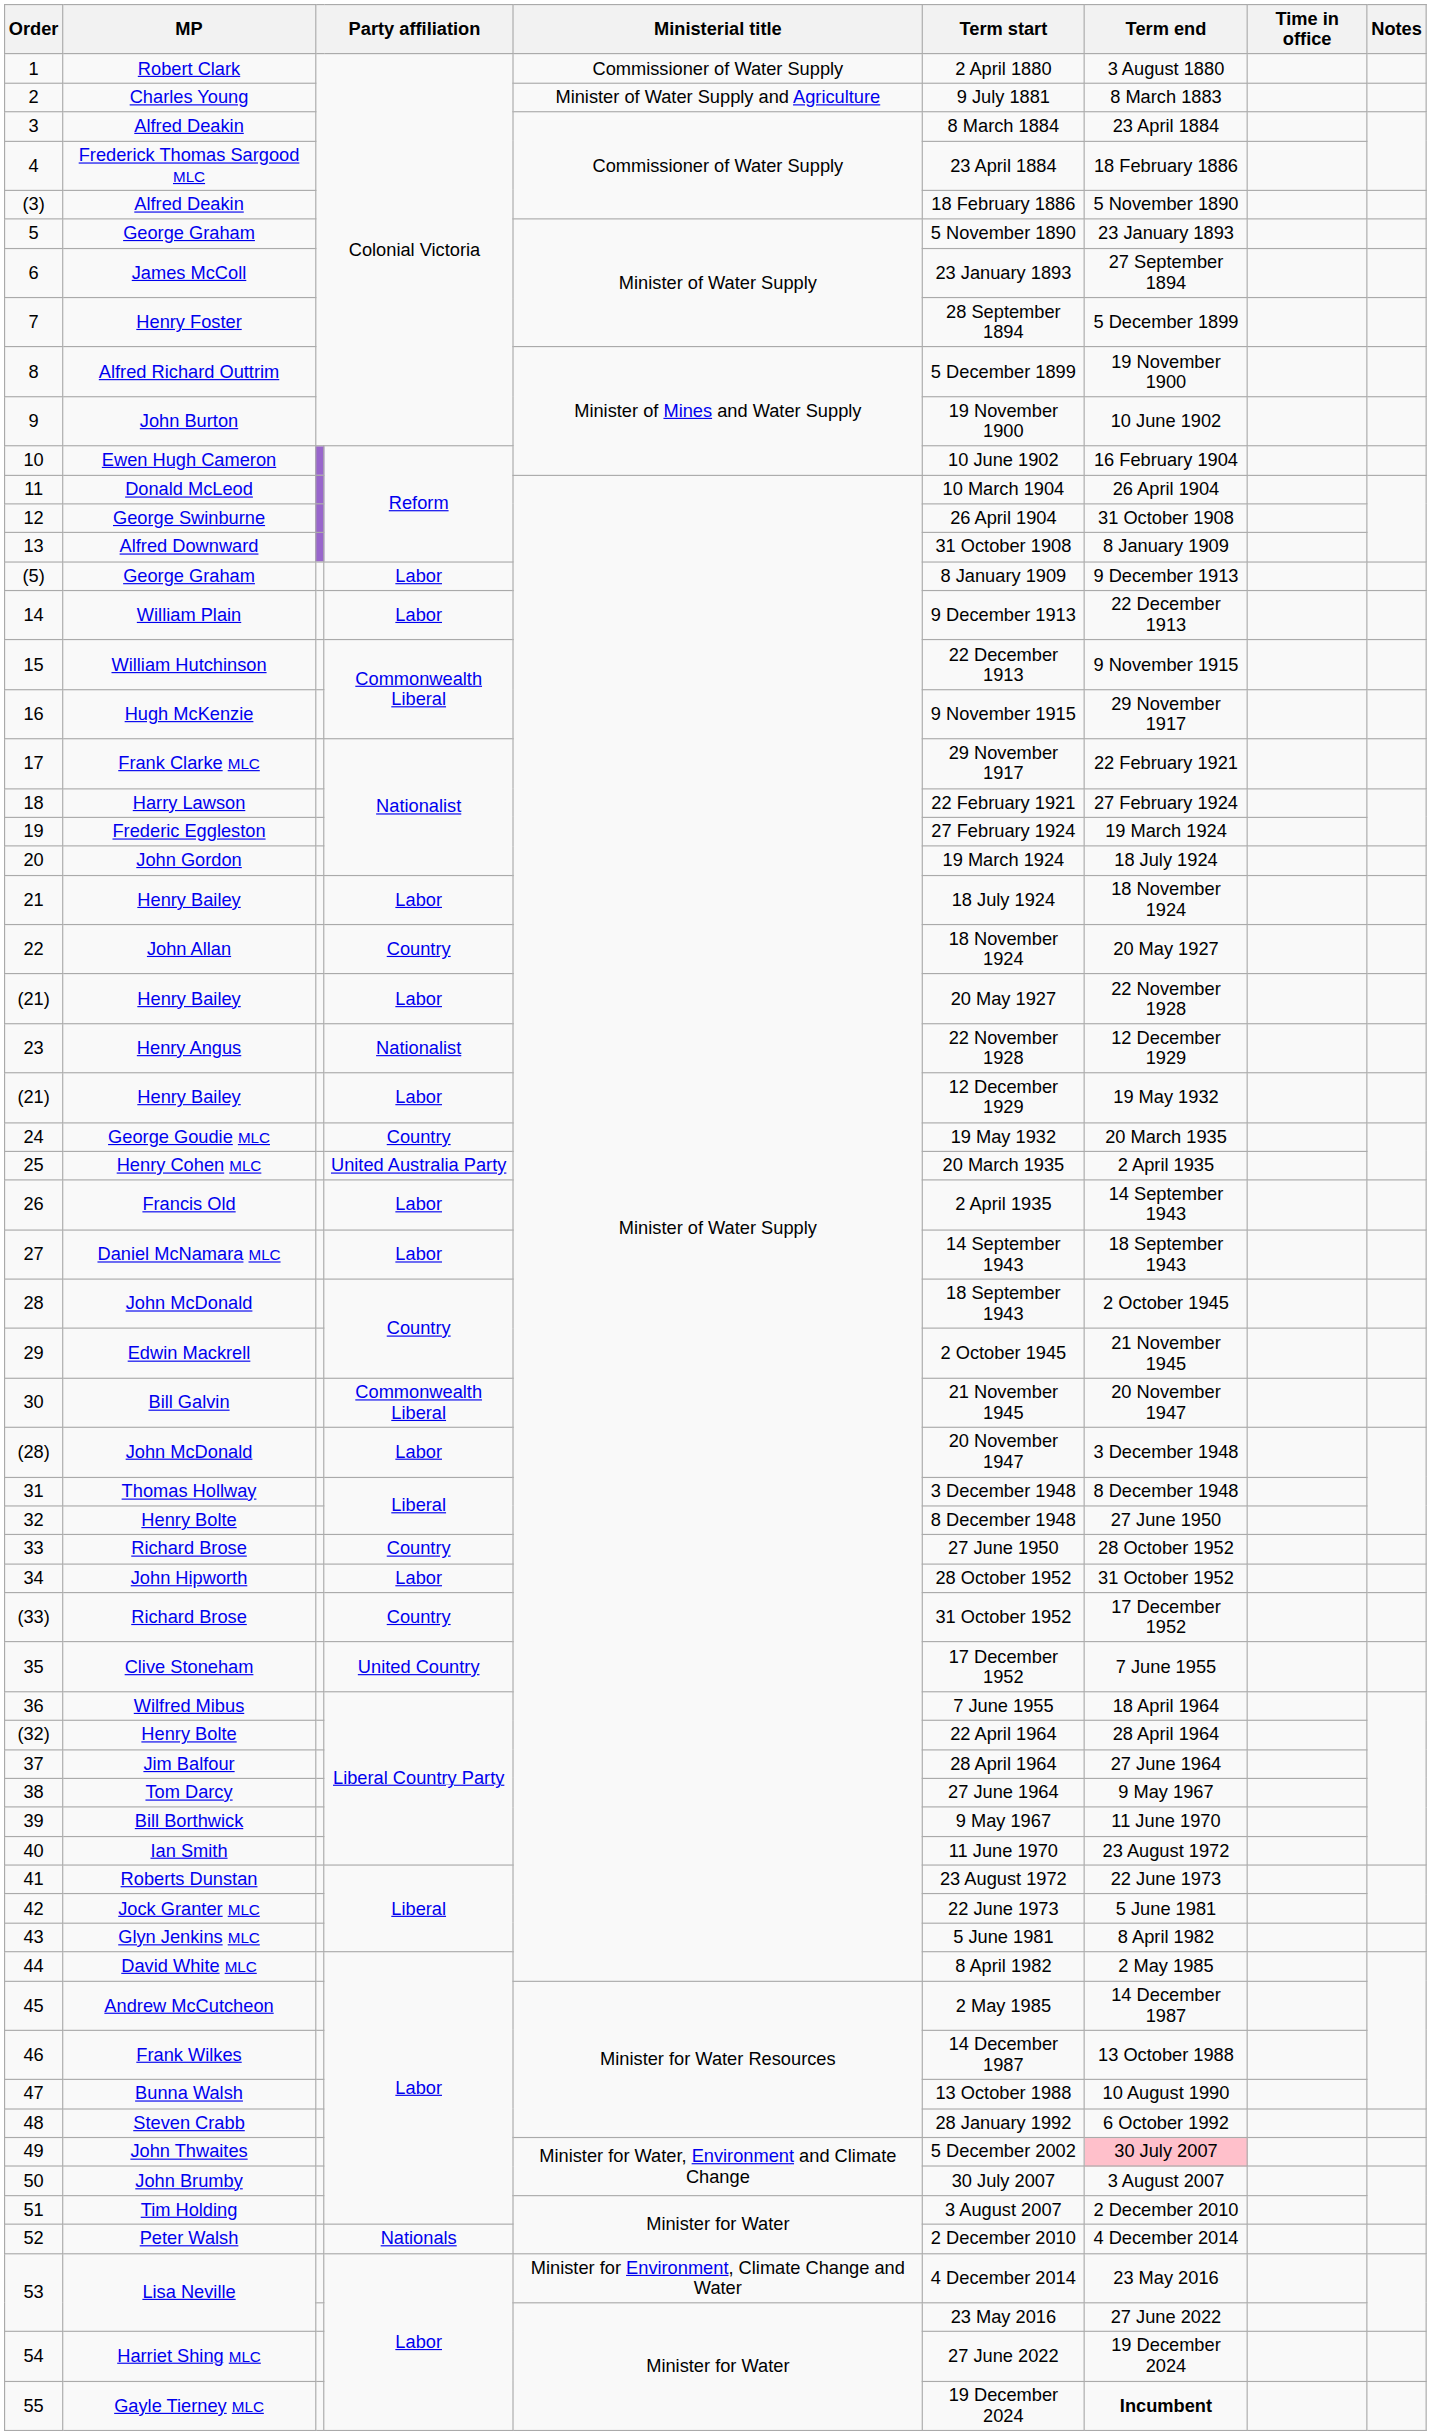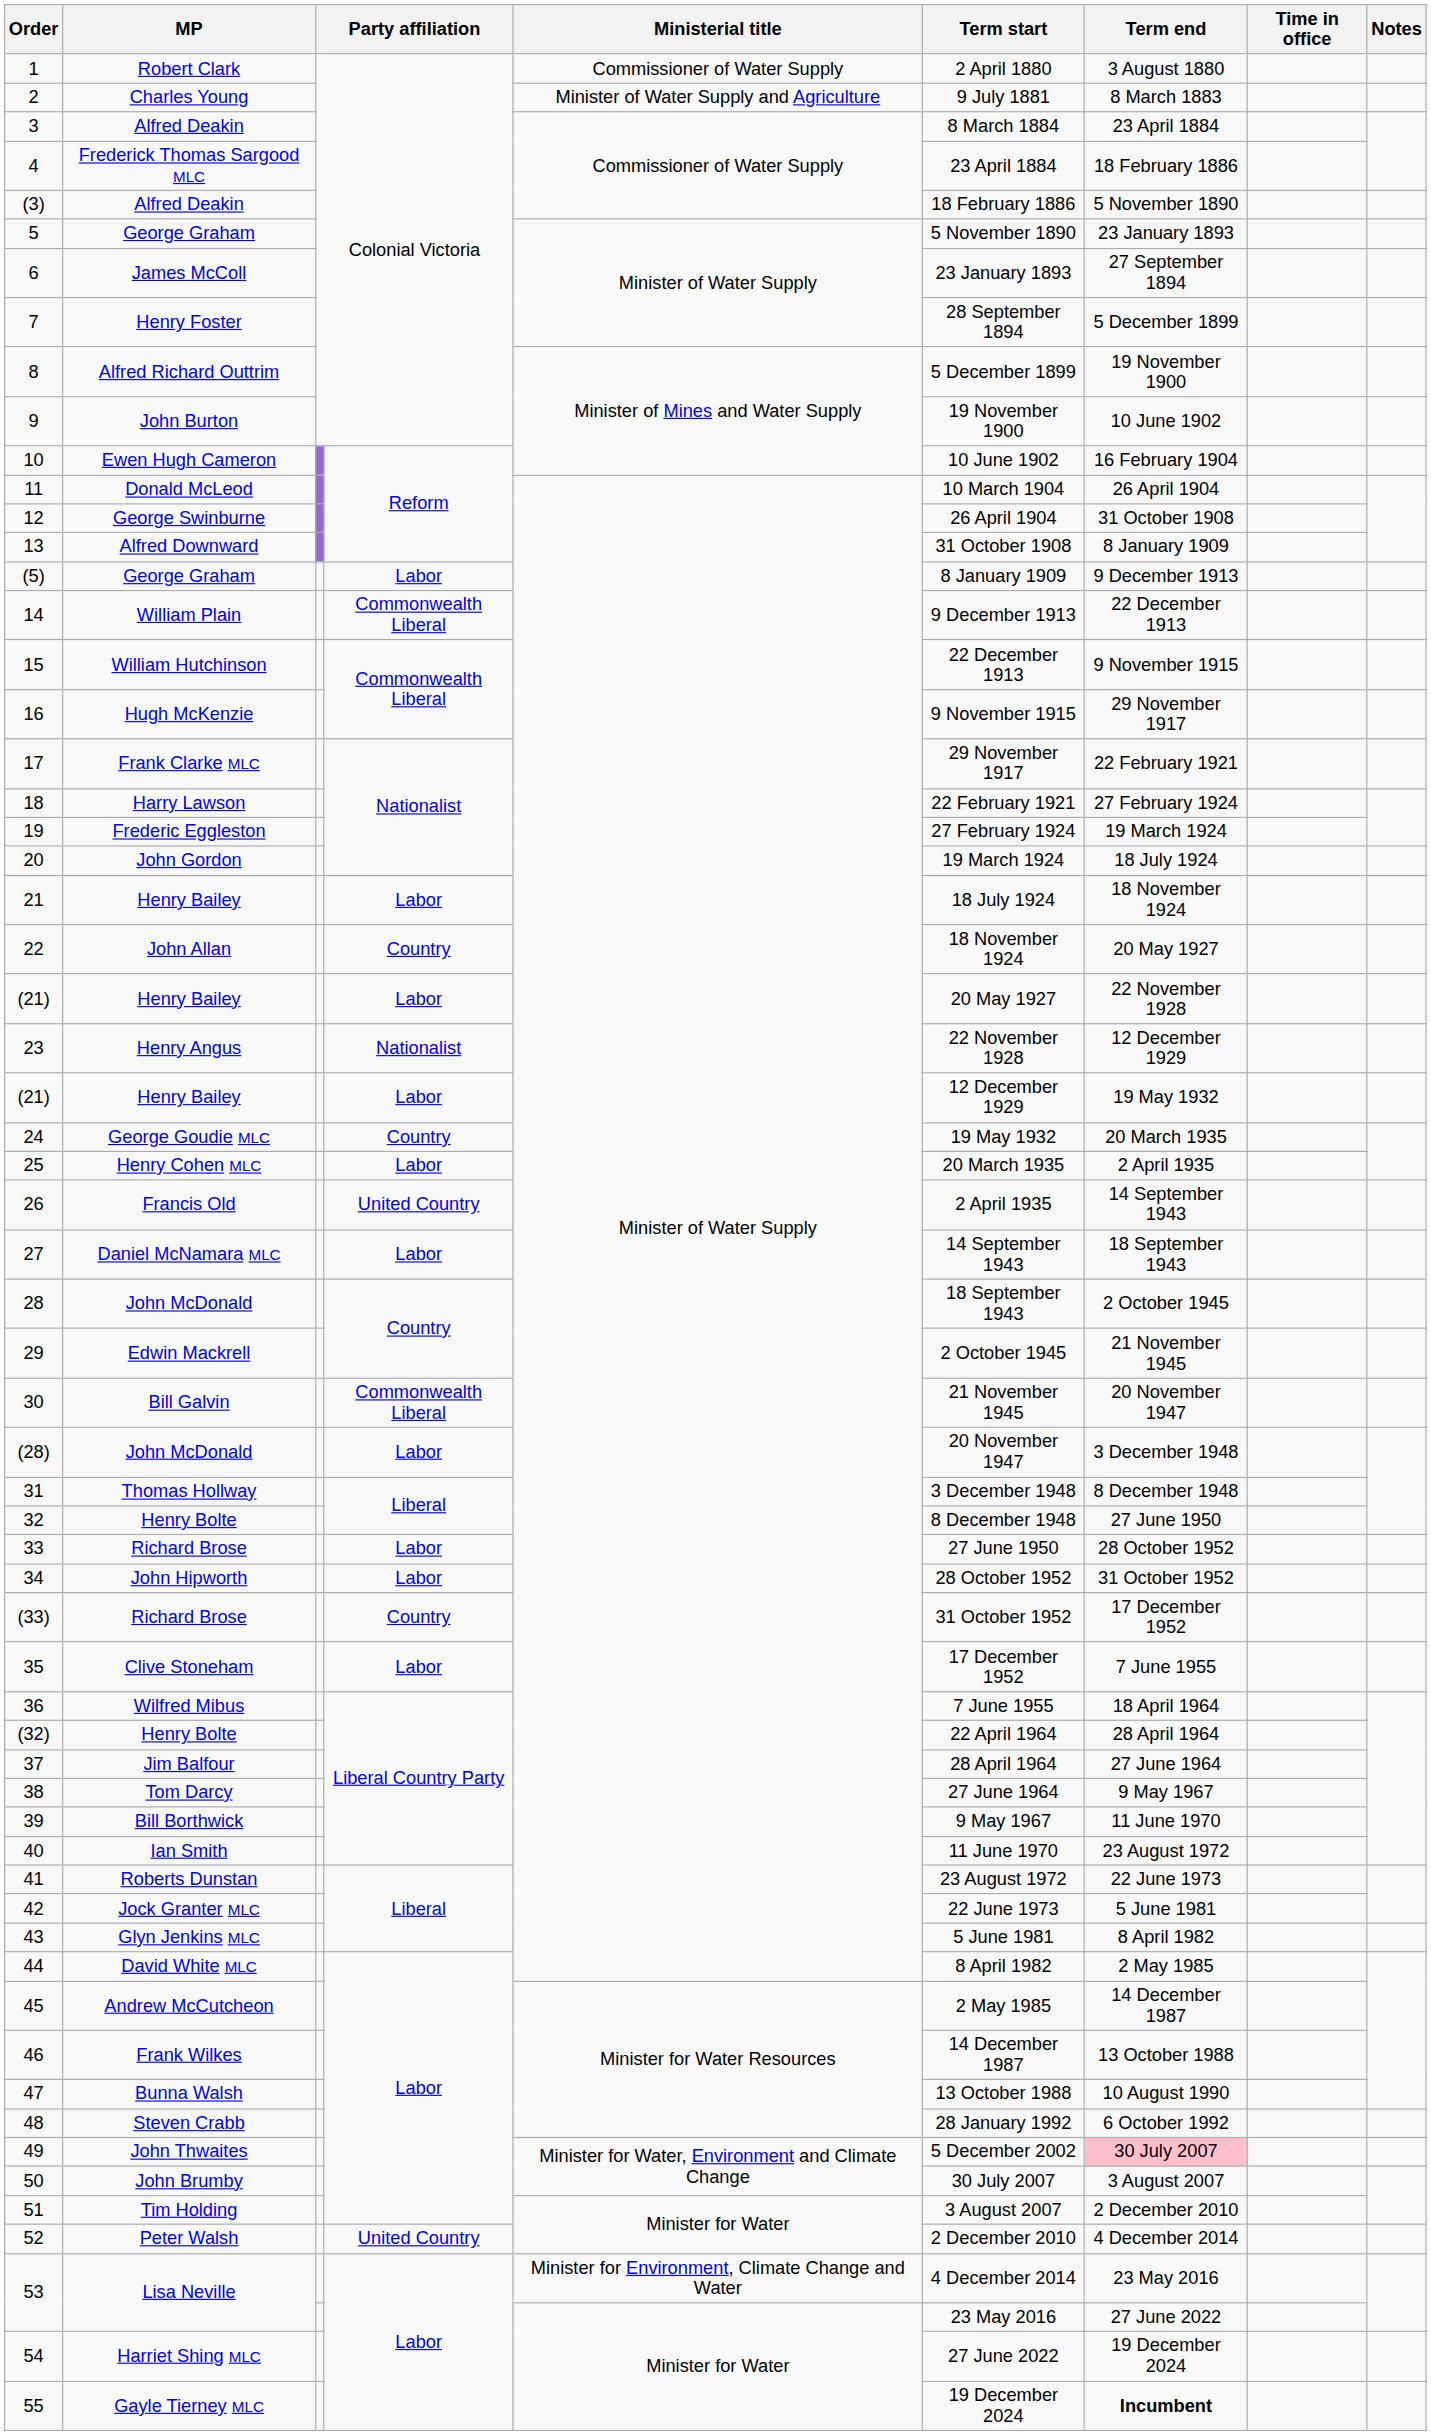(419, 615) Labor -> (419, 615) Commonwealth Liberal
(419, 1165) United Australia Party -> (419, 1165) Labor
(419, 1204) Labor -> (419, 1204) United Country
(419, 1549) Country -> (419, 1549) Labor
(419, 1666) United Country -> (419, 1666) Labor
(419, 2238) Nationals -> (419, 2238) United Country
